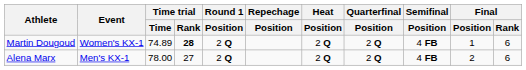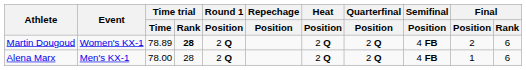(160, 43) 74.89 -> (160, 43) 78.89
(472, 43) 1 -> (472, 43) 2
(189, 58) 27 -> (189, 58) 28
(472, 58) 2 -> (472, 58) 1
